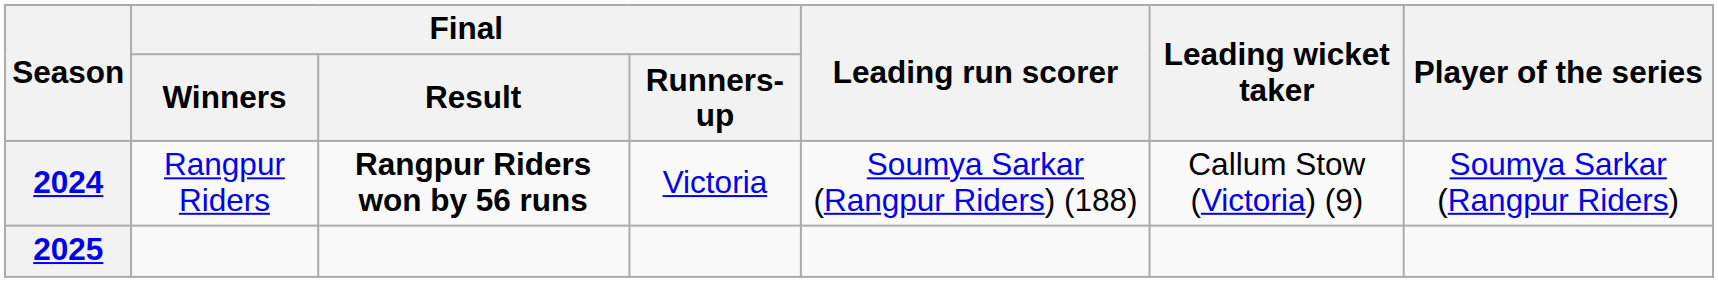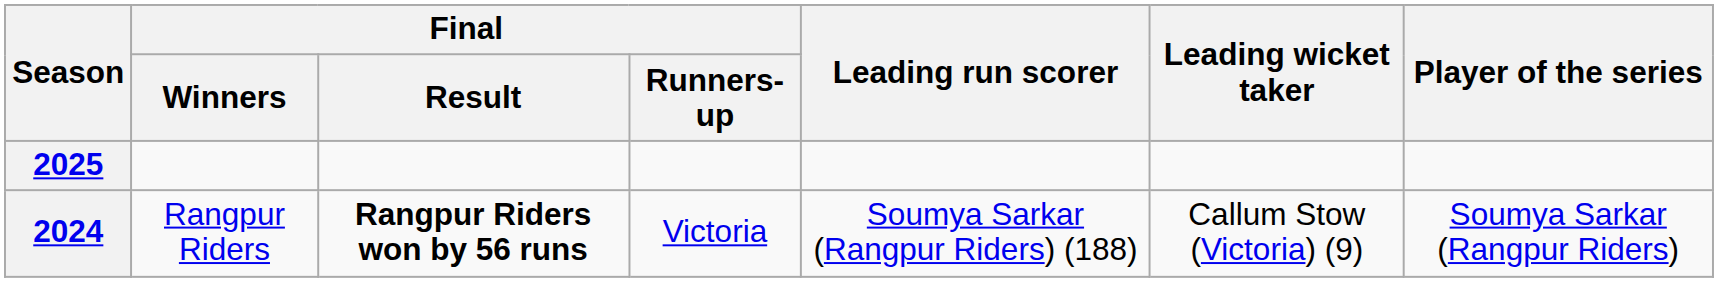rows swapped: (68, 182) <-> (68, 250)
